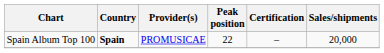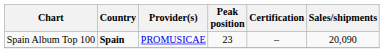(227, 39) 22 -> (227, 39) 23
(343, 39) 20,000 -> (343, 39) 20,090
